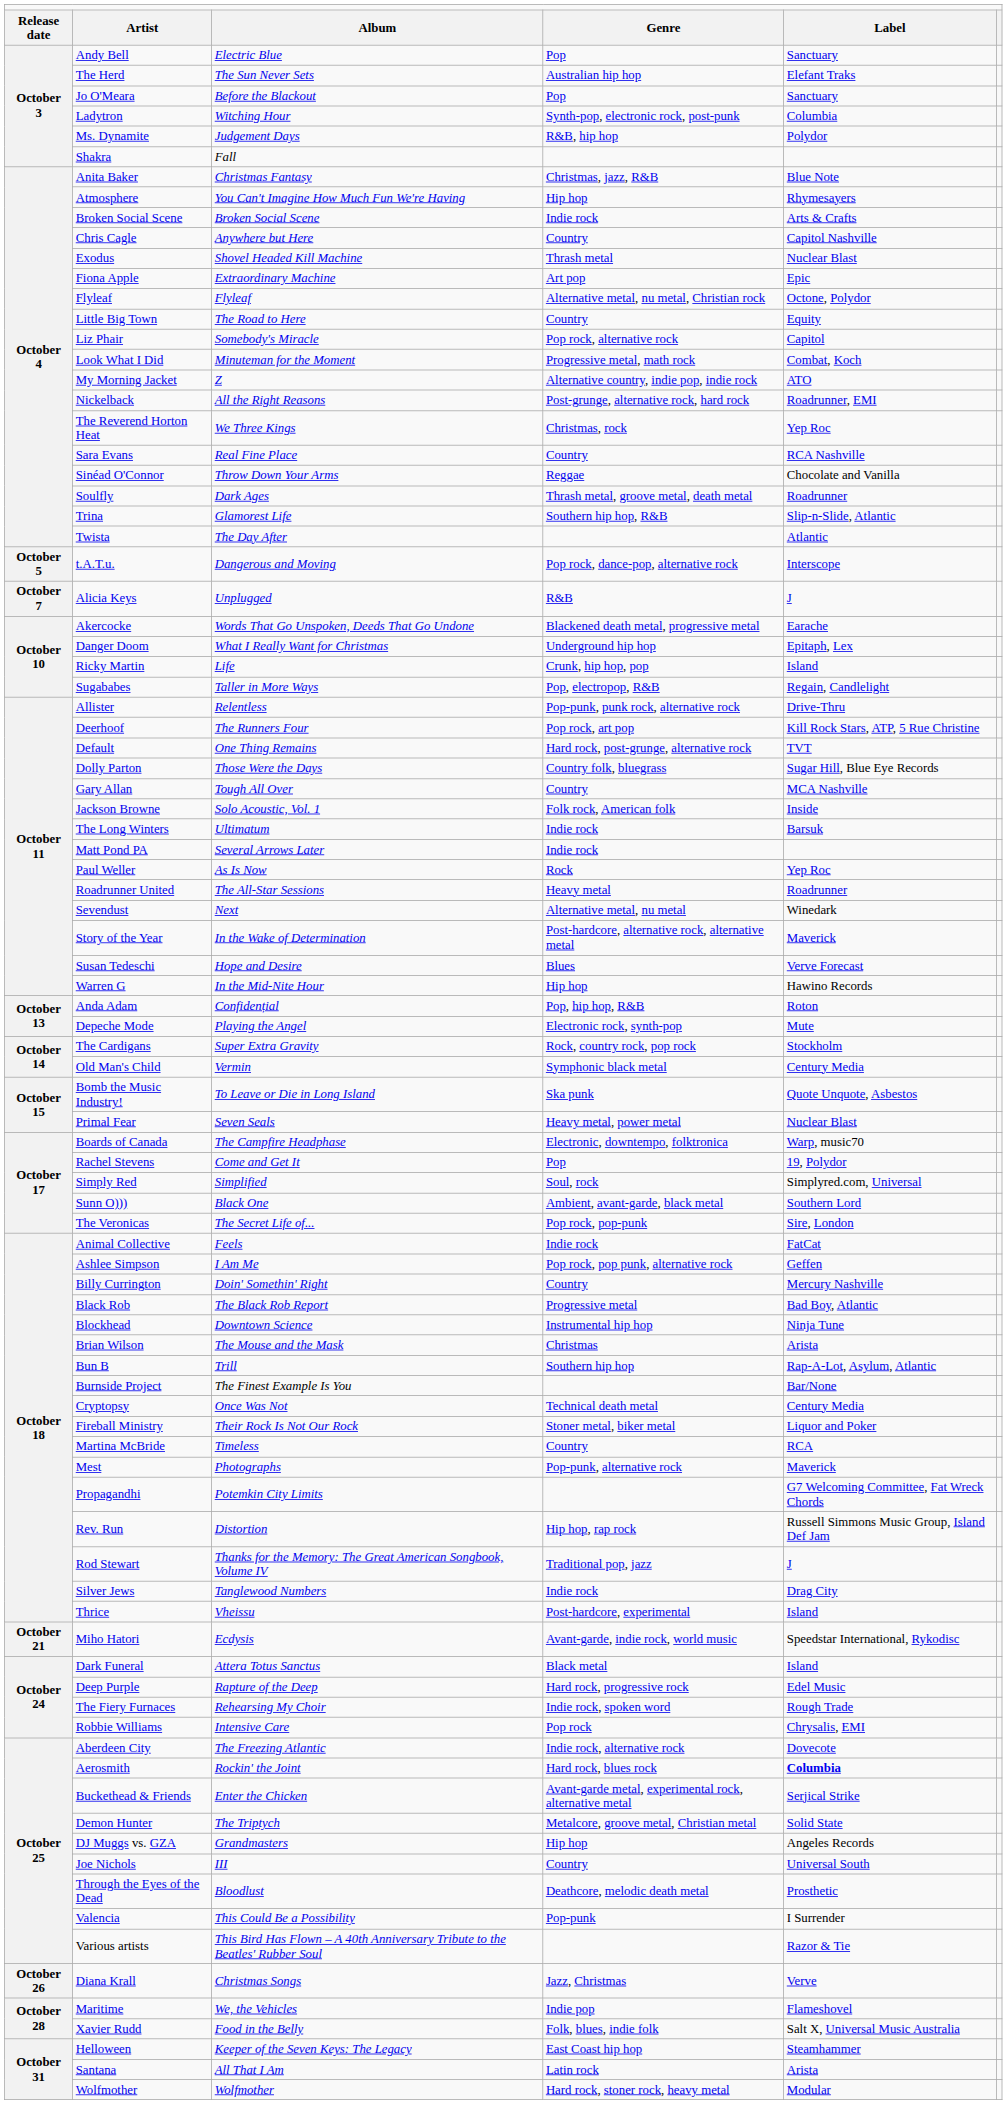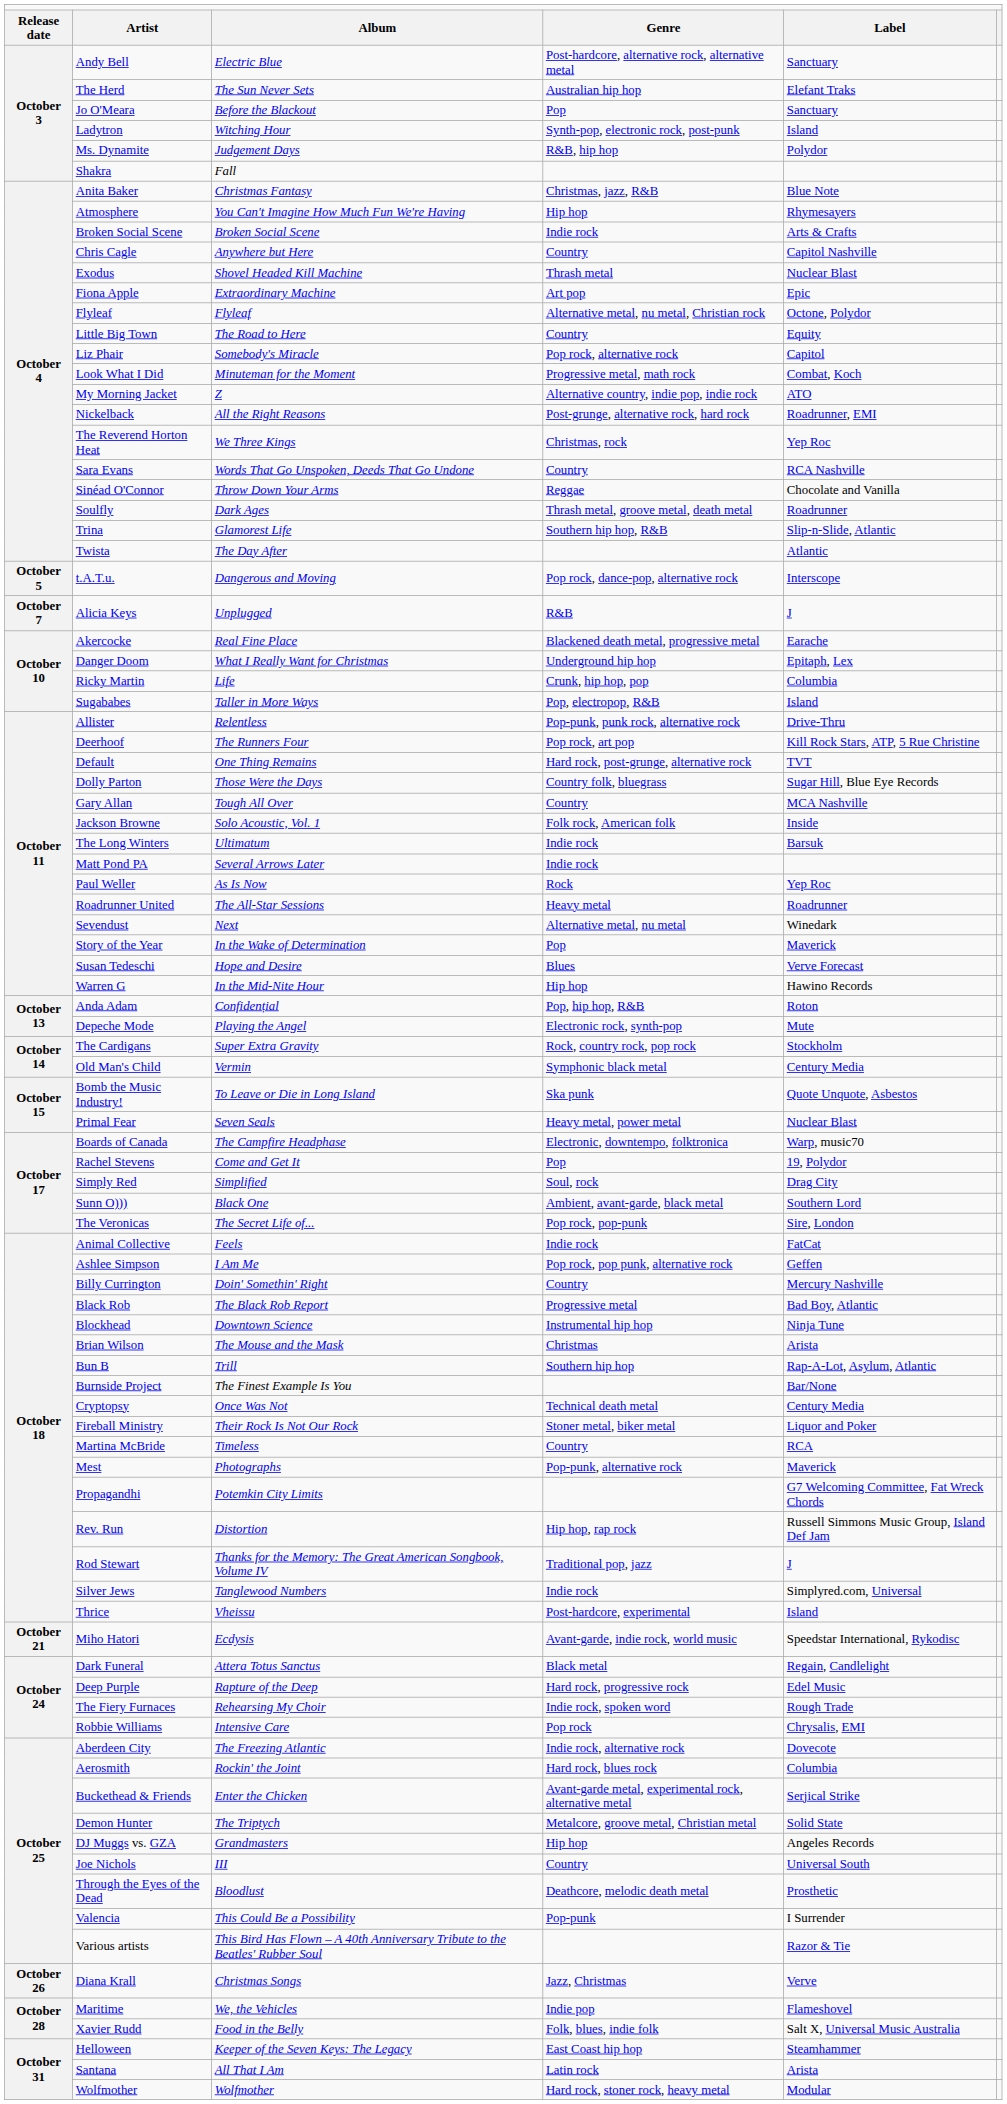(556, 55) Pop -> (655, 62) Post-hardcore, alternative rock, alternative metal
(812, 116) Columbia -> (802, 130) Island
(256, 455) Real Fine Place -> (344, 469) Words That Go Unspoken, Deeds That Go Undone
(344, 626) Words That Go Unspoken, Deeds That Go Undone -> (256, 640) Real Fine Place
(802, 666) Island -> (812, 681) Columbia
(838, 687) Regain, Candlelight -> (802, 701) Island
(655, 937) Post-hardcore, alternative rock, alternative metal -> (556, 945) Pop
(854, 1182) Simplyred.com, Universal -> (812, 1182) Drag City
(812, 1591) Drag City -> (854, 1591) Simplyred.com, Universal
(802, 1666) Island -> (838, 1666) Regain, Candlelight
(814, 1768) bold -> (812, 1768) normal
